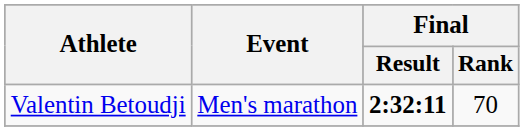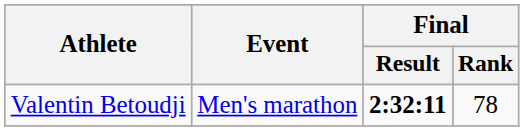(486, 105) 70 -> (486, 105) 78
